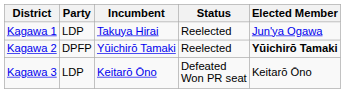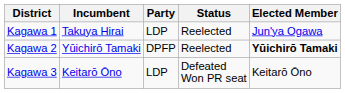columns swapped: (136, 13) <-> (77, 13)
